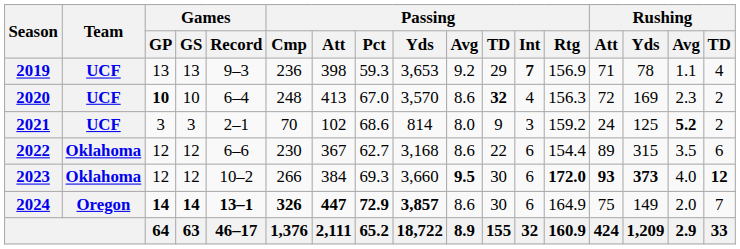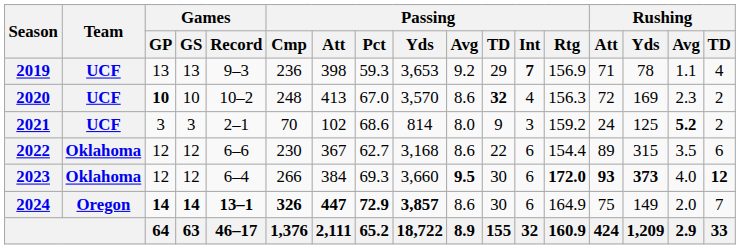(236, 97) 6–4 -> (236, 97) 10–2
(236, 177) 10–2 -> (236, 177) 6–4
